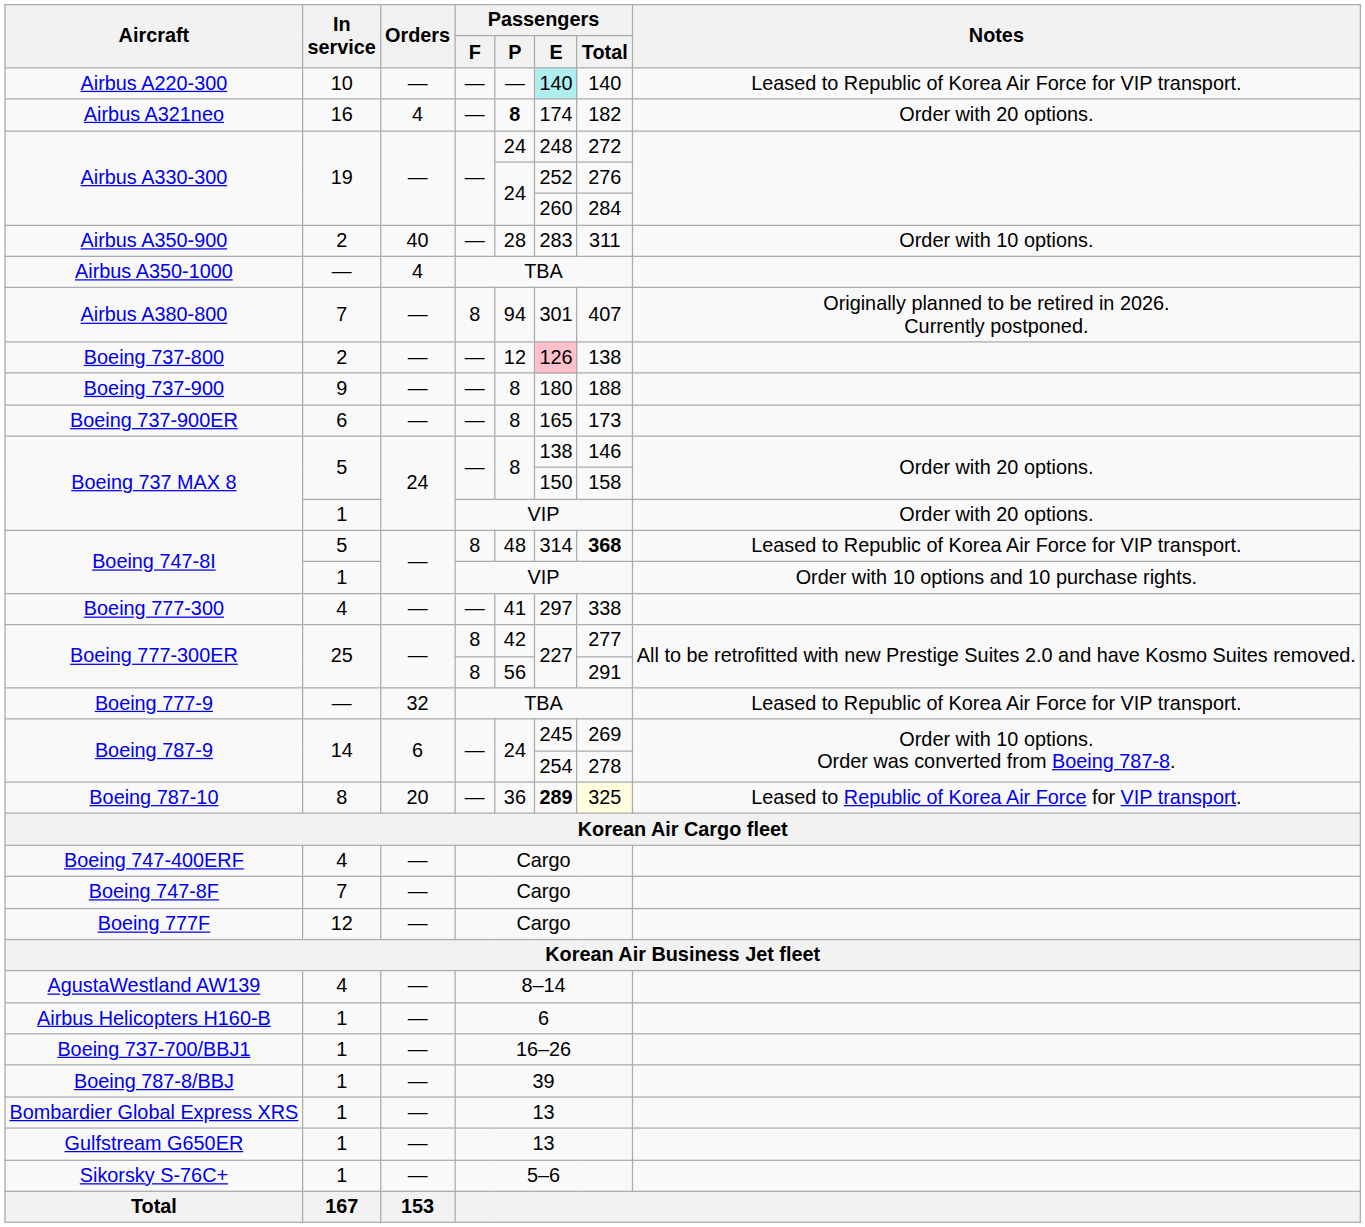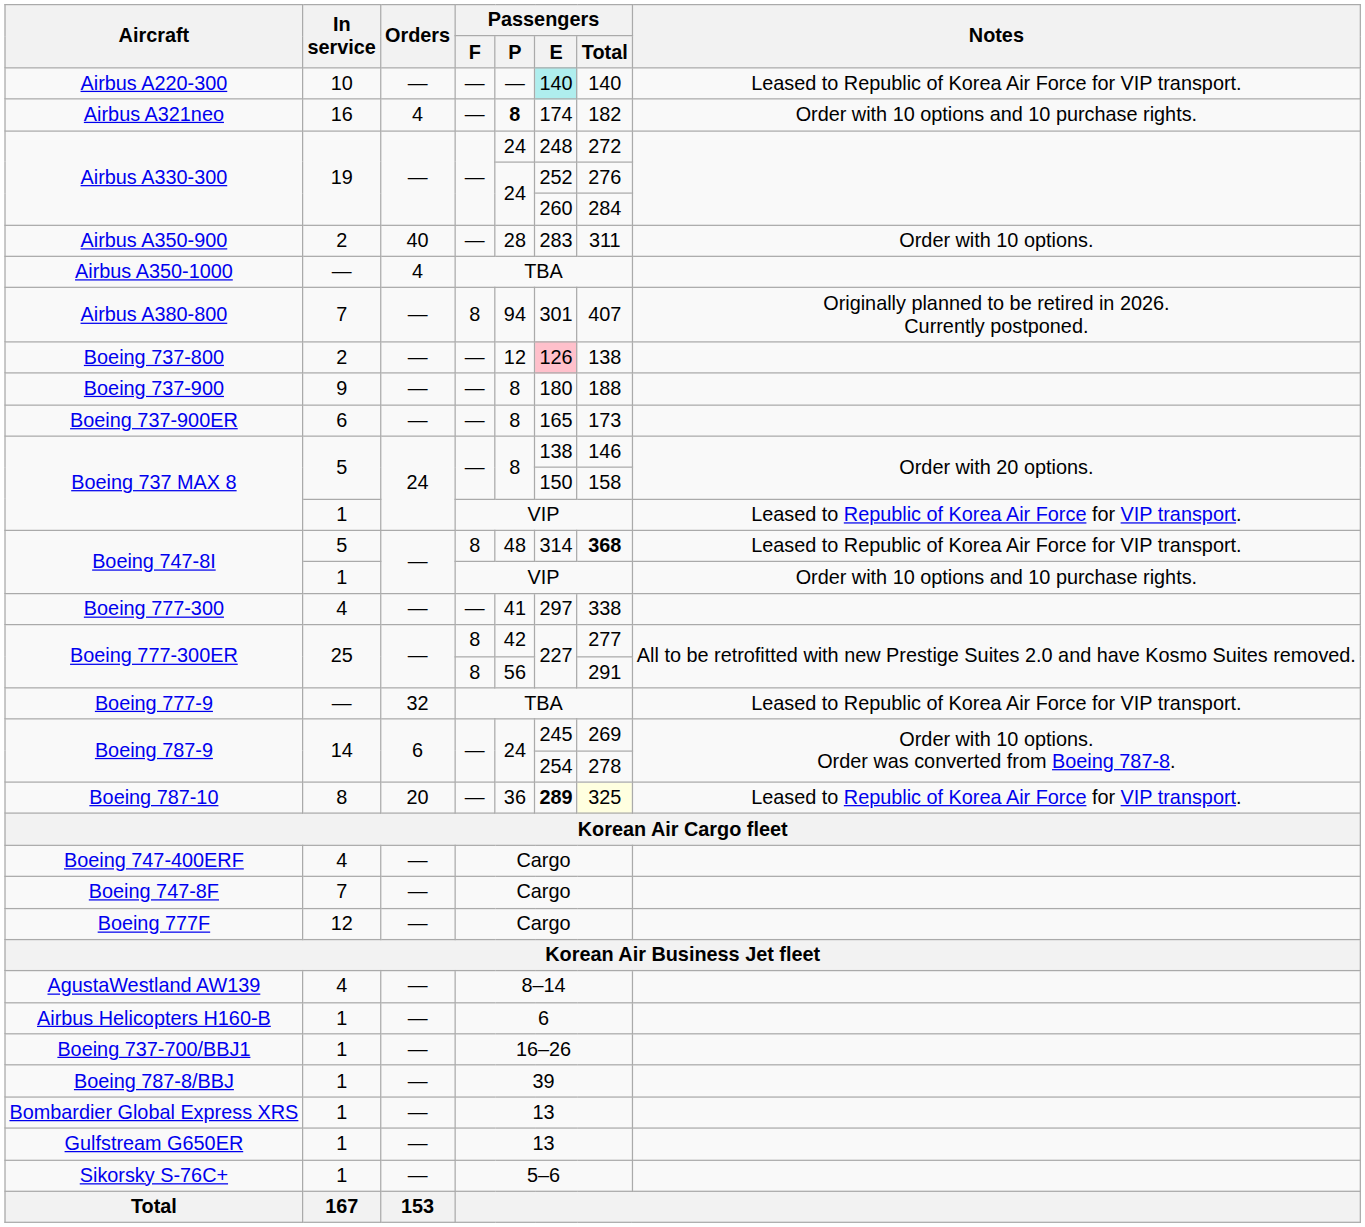(996, 114) Order with 20 options. -> (996, 114) Order with 10 options and 10 purchase rights.
(996, 514) Order with 20 options. -> (996, 514) Leased to Republic of Korea Air Force for VIP transport.
